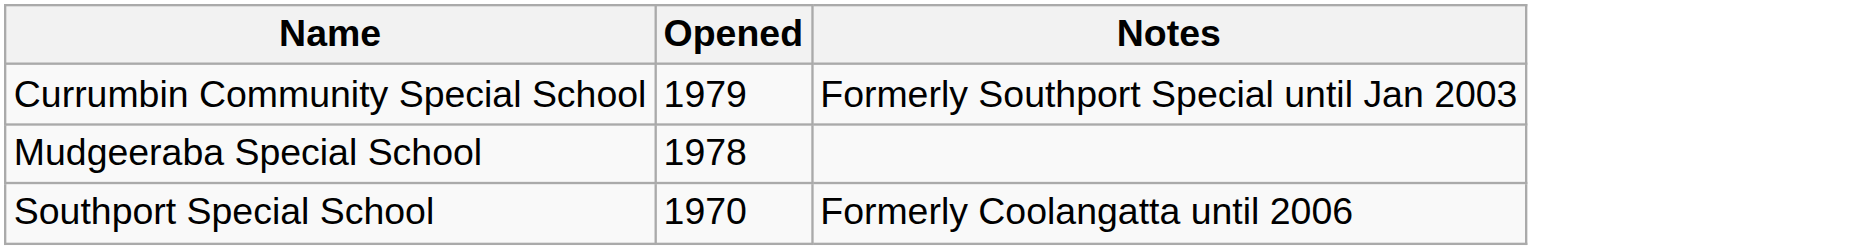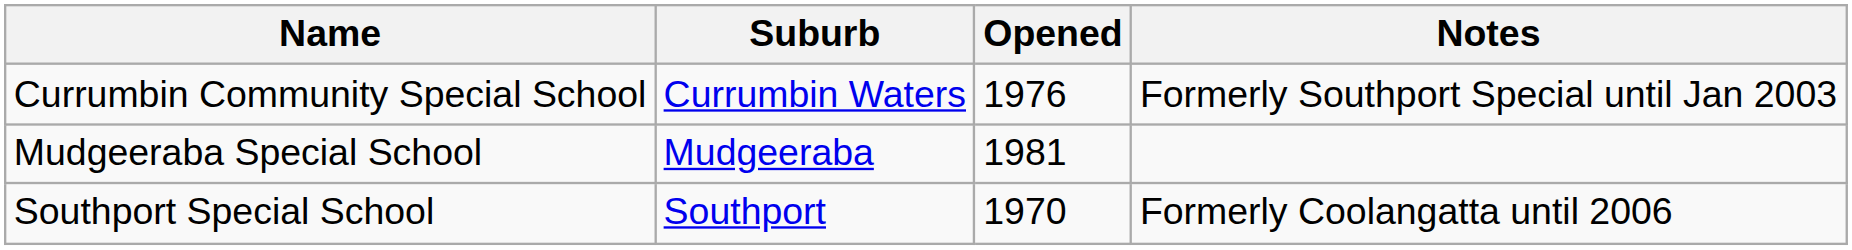+ column: (815, 34)
(705, 93) 1979 -> (1025, 93) 1976
(705, 152) 1978 -> (1025, 152) 1981
